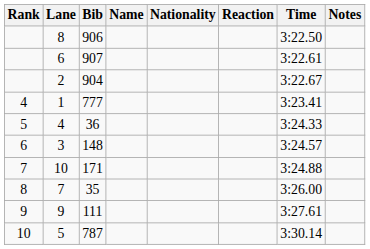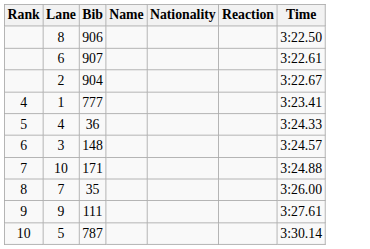- column: (345, 15)
